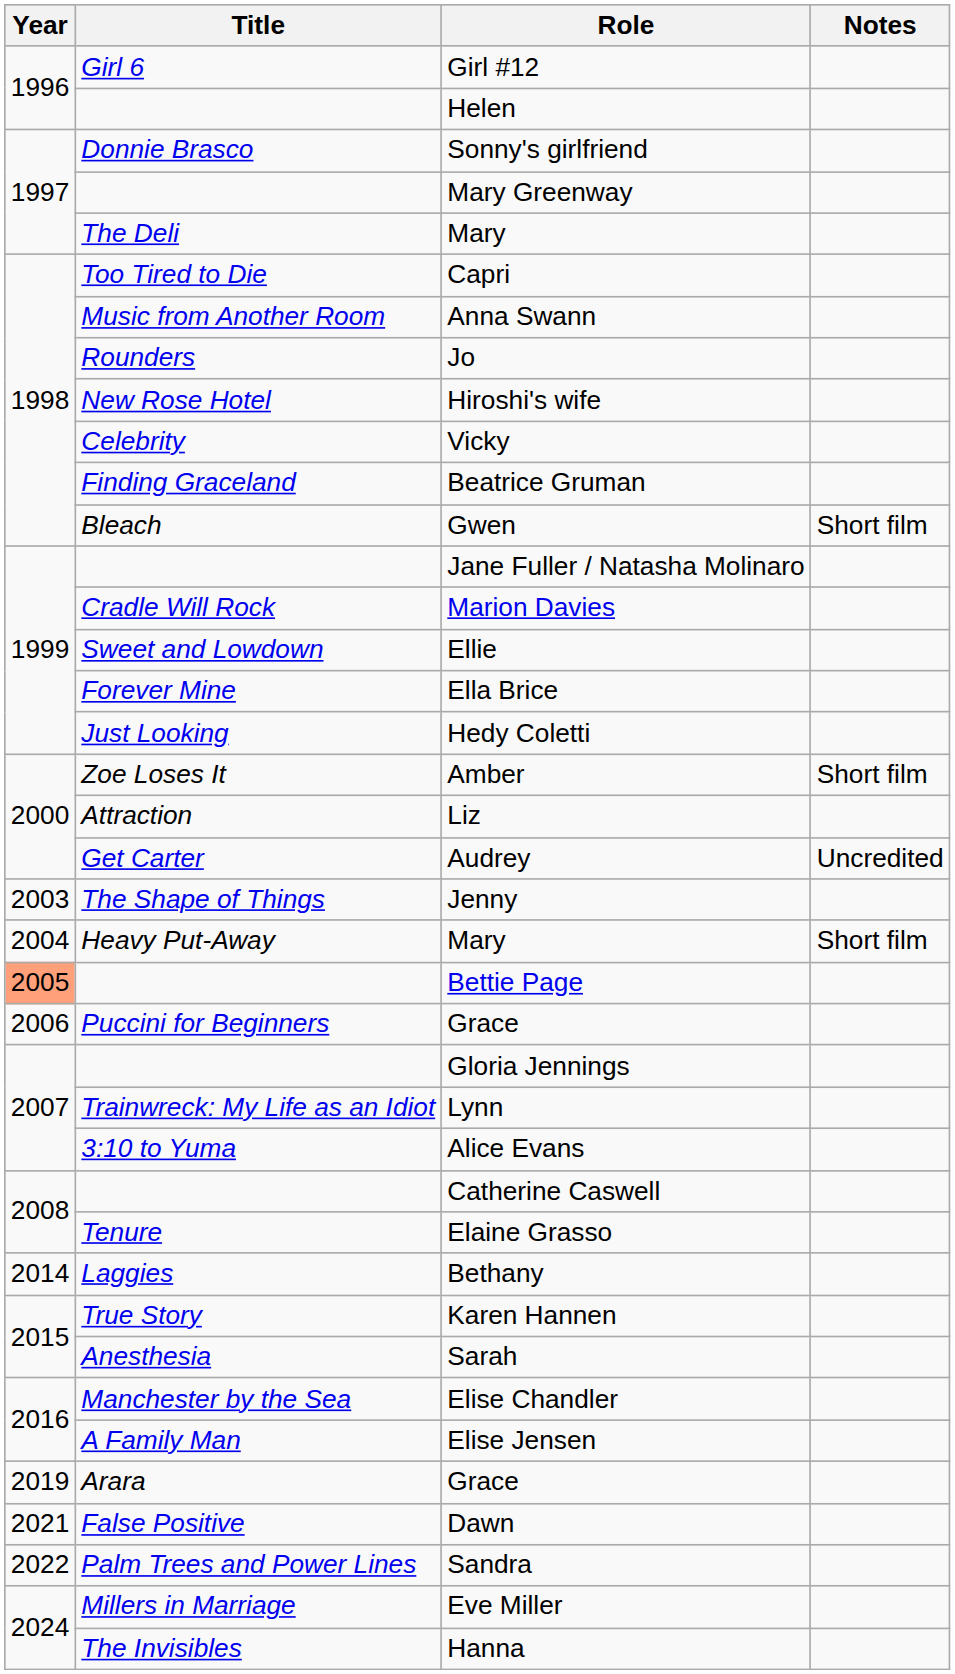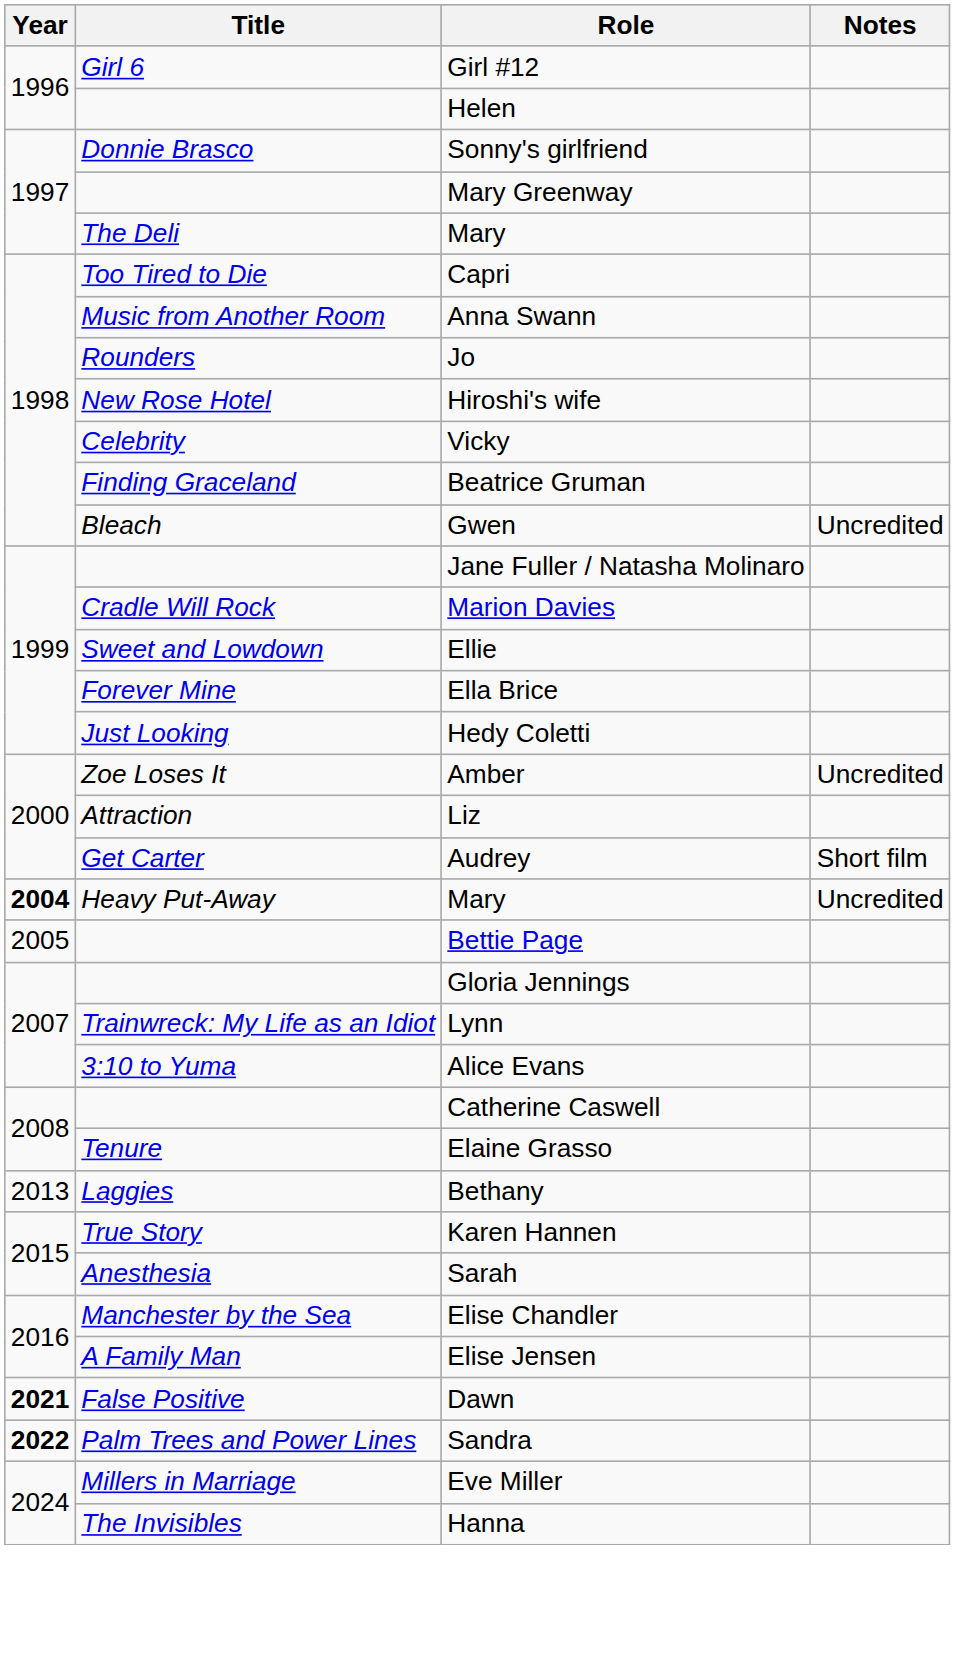(872, 524) Short film -> (880, 524) Uncredited
(872, 774) Short film -> (880, 774) Uncredited
(880, 857) Uncredited -> (872, 857) Short film
- row: (203, 899)
(40, 940) normal -> (40, 899) bold
(872, 940) Short film -> (880, 899) Uncredited
(40, 982) lightsalmon background -> (40, 940) no background
- row: (205, 1024)
(40, 1273) 2014 -> (40, 1190) 2013
- row: (113, 1481)
(40, 1523) normal -> (40, 1398) bold
(40, 1565) normal -> (40, 1440) bold
